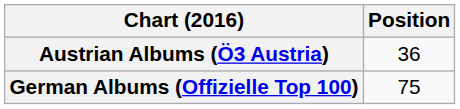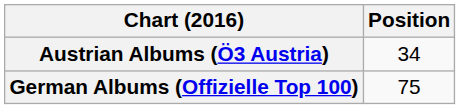(409, 53) 36 -> (409, 53) 34
